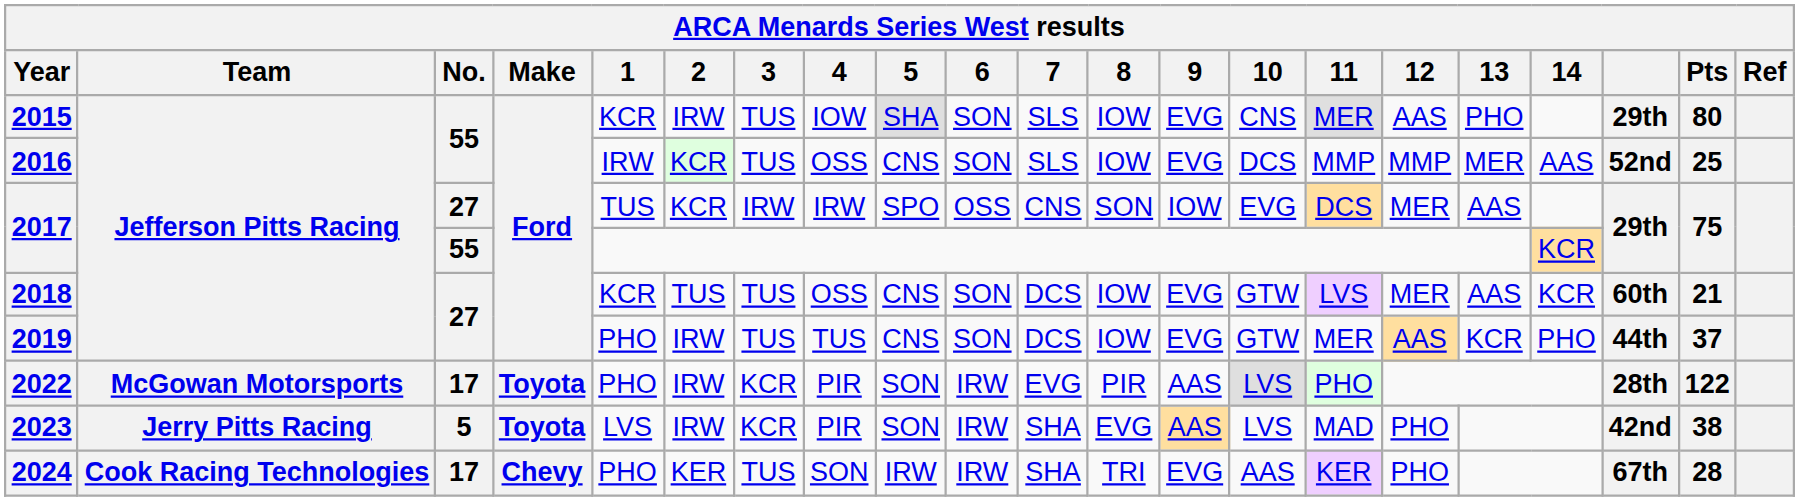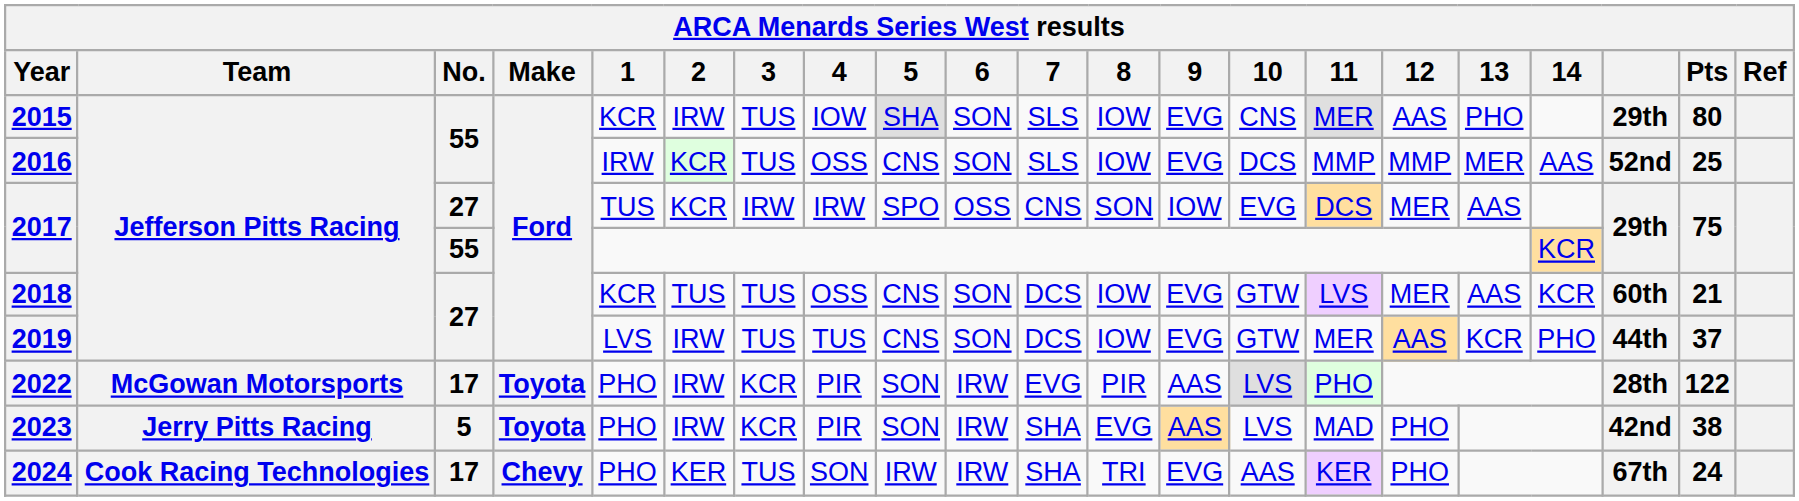(628, 339) PHO -> (628, 339) LVS
(628, 428) LVS -> (628, 428) PHO
(1707, 472) 28 -> (1707, 472) 24
